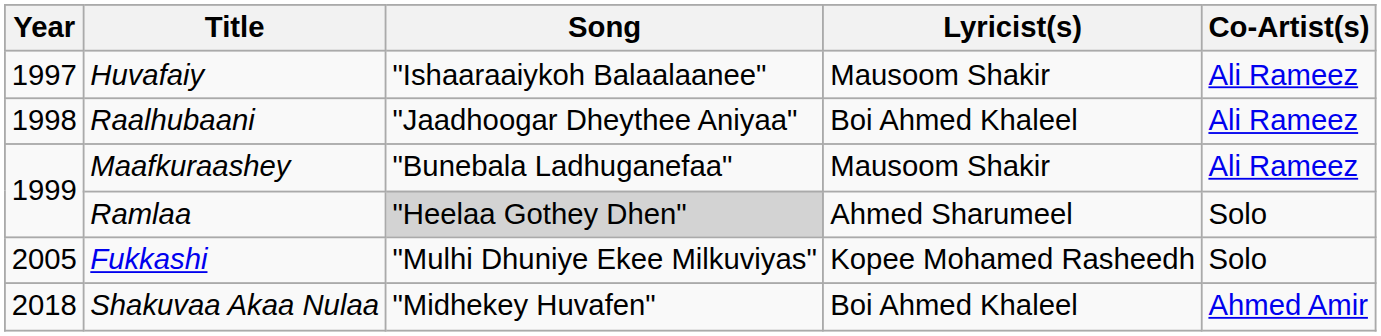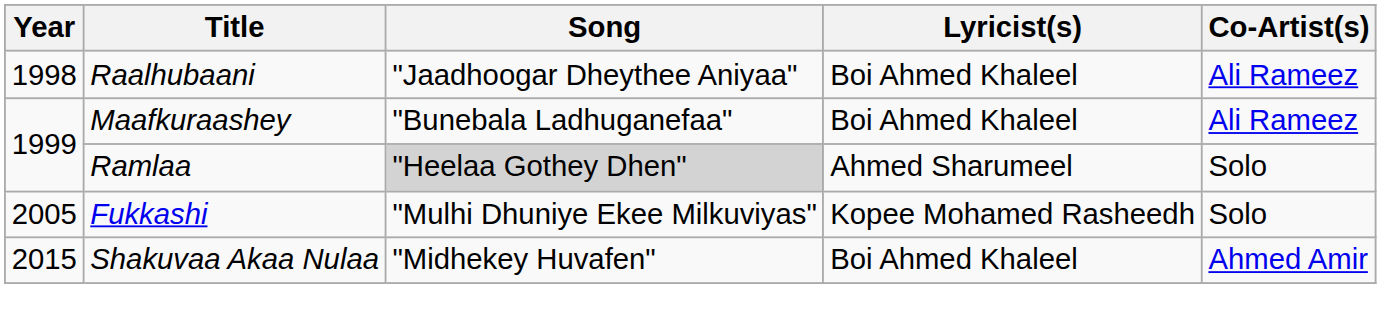- row: (147, 74)
(940, 167) Mausoom Shakir -> (954, 120) Boi Ahmed Khaleel
(44, 306) 2018 -> (44, 259) 2015
